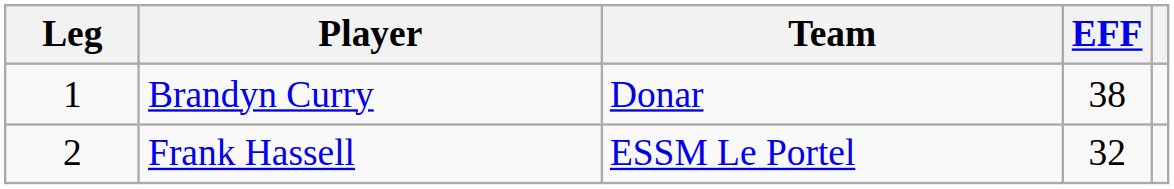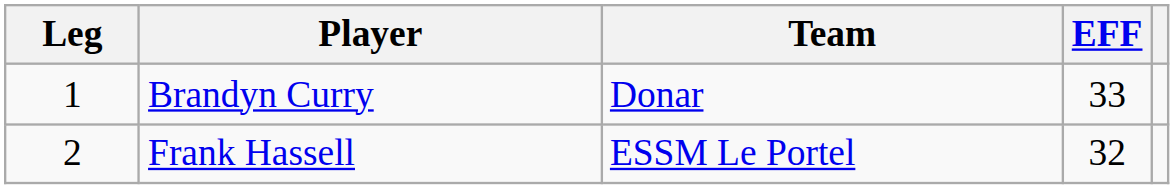(1107, 93) 38 -> (1107, 93) 33
